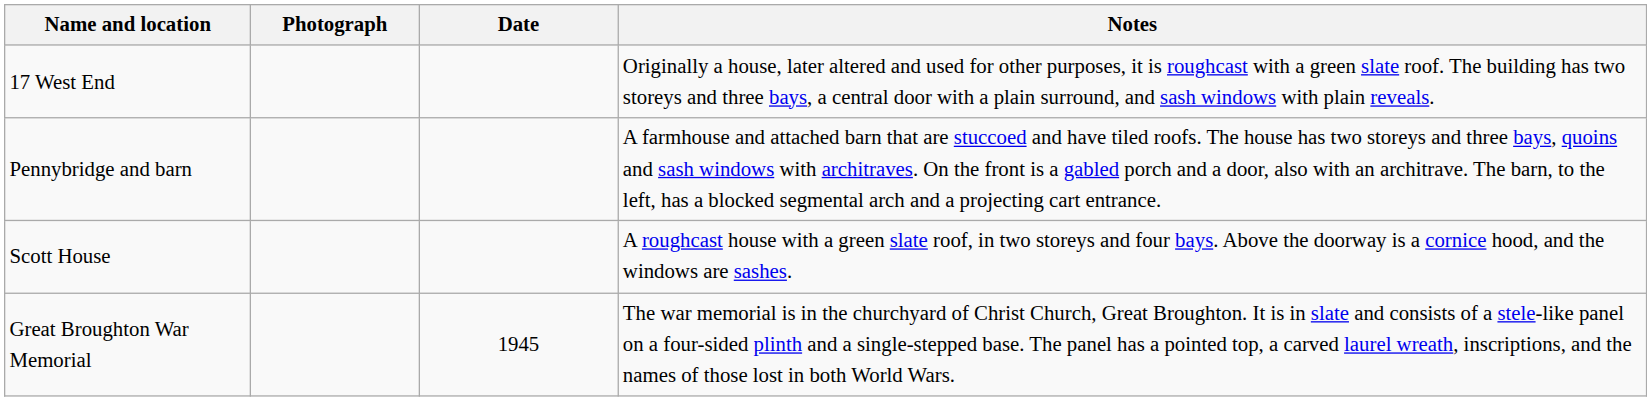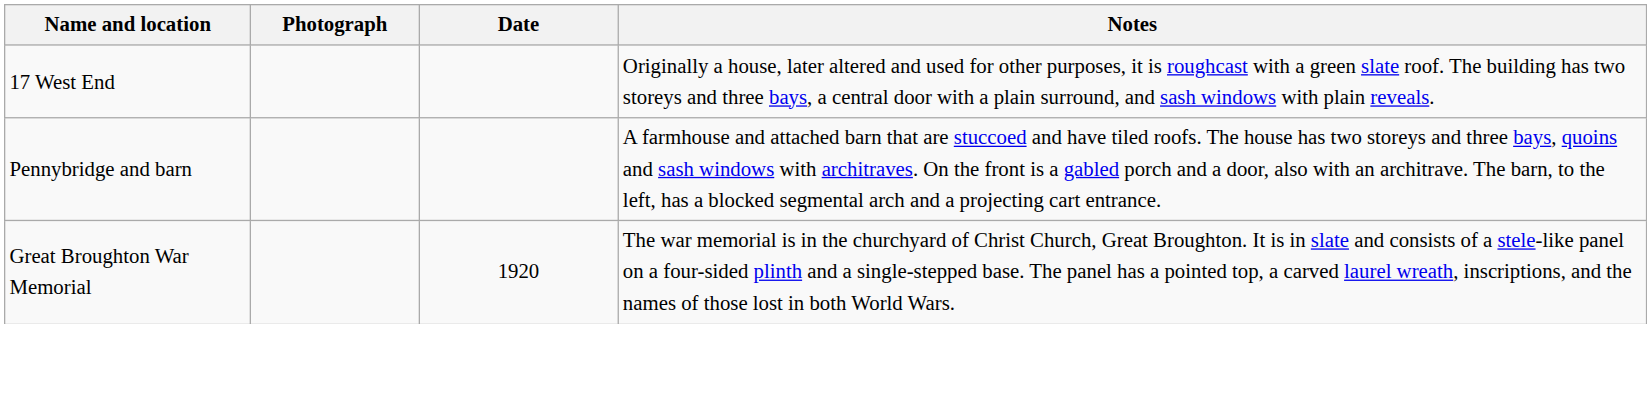- row: (60, 256)
(518, 344) 1945 -> (518, 272) 1920
